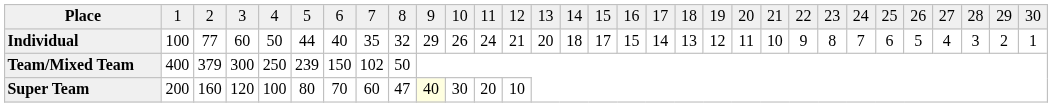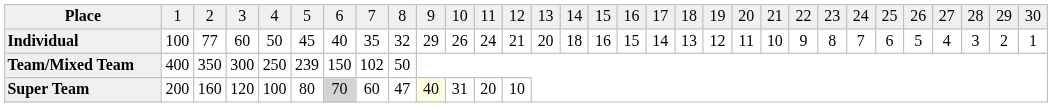(307, 40) 44 -> (307, 40) 45
(603, 40) 17 -> (603, 40) 16
(210, 65) 379 -> (210, 65) 350
(339, 89) no background -> (339, 89) lightgrey background
(460, 89) 30 -> (460, 89) 31
